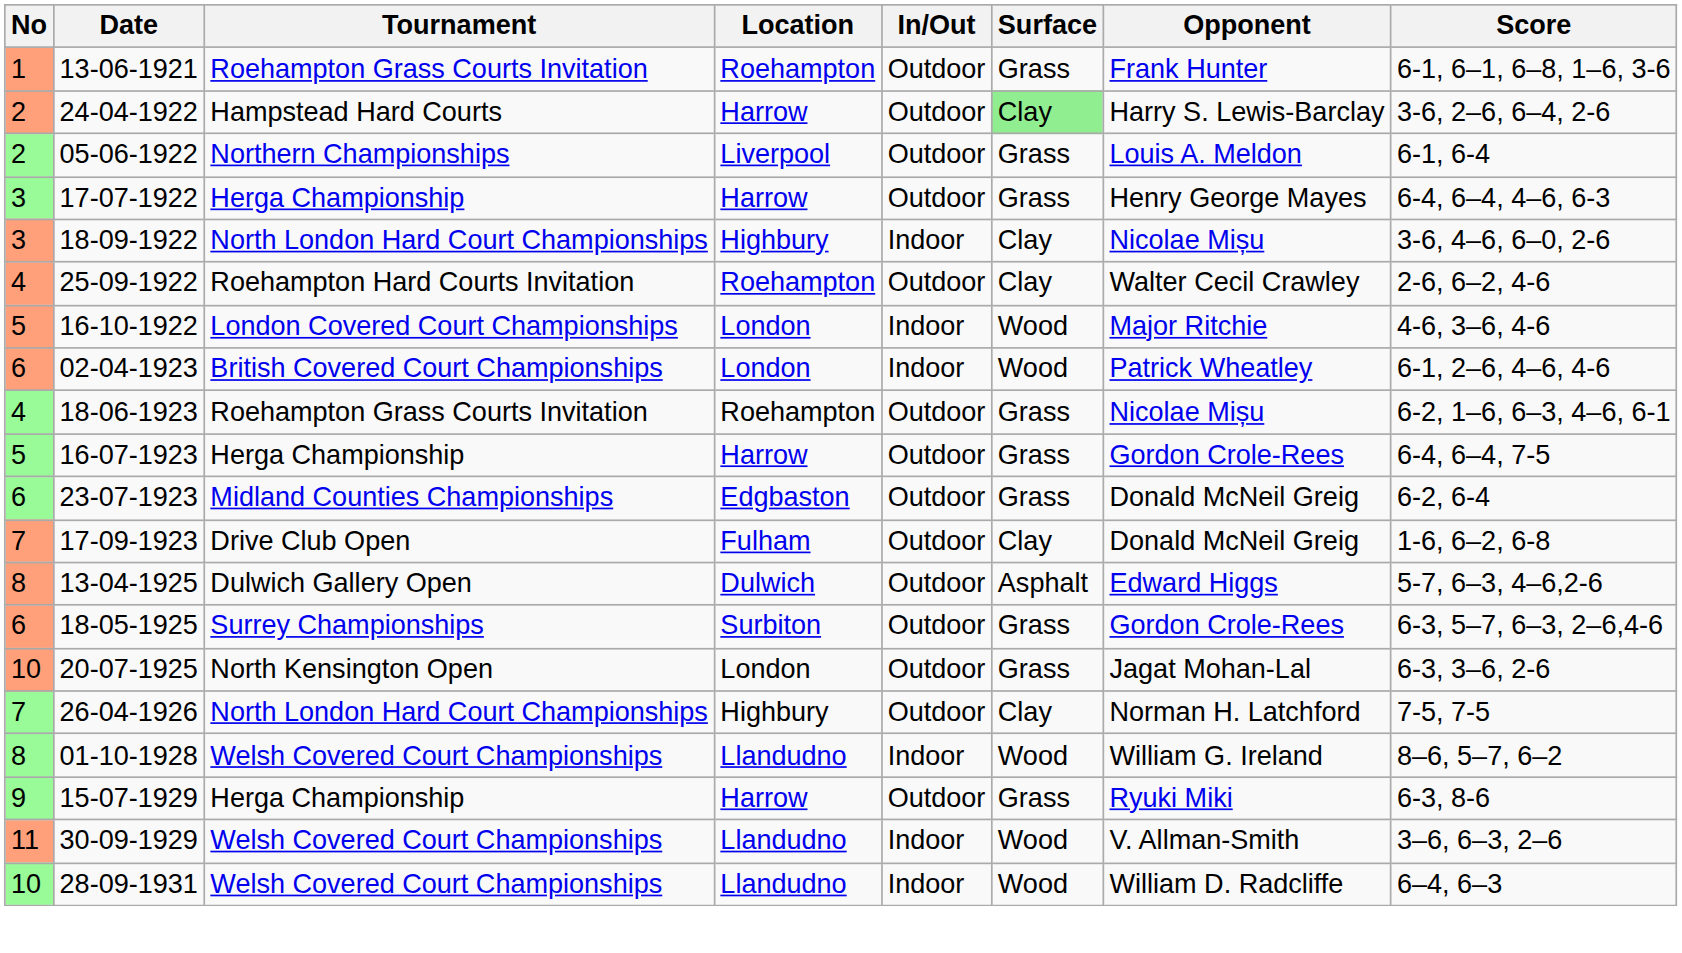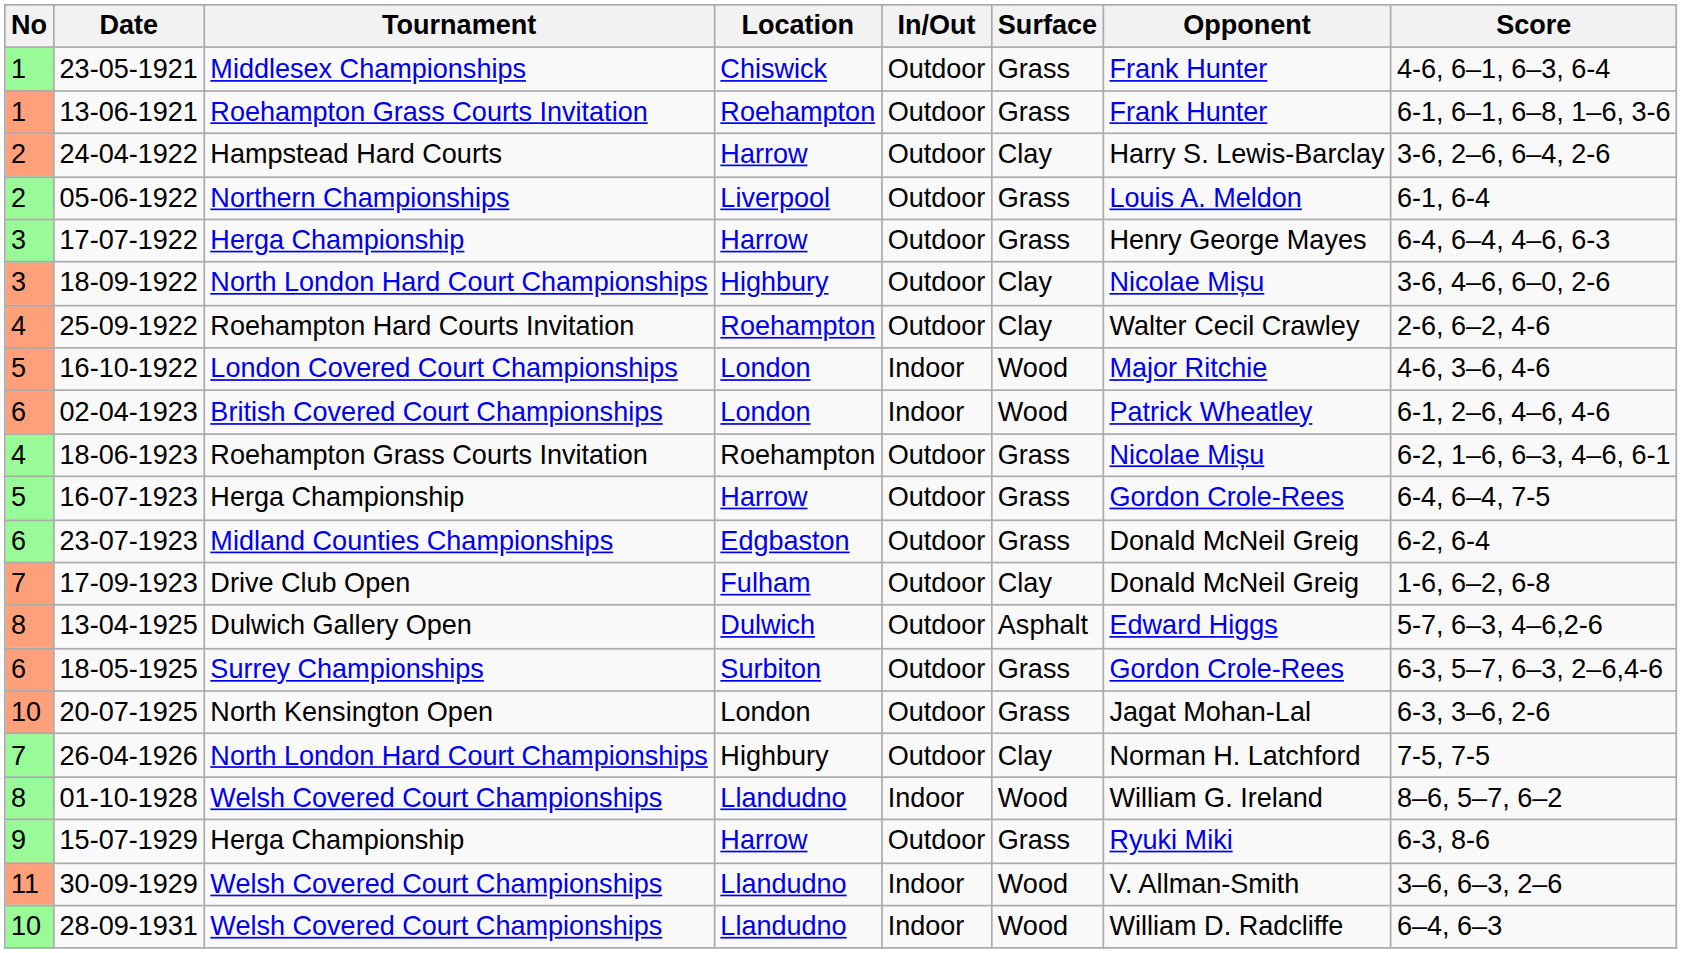+ row: (129, 68)
(1025, 111) lightgreen background -> (1025, 154) no background
(926, 240) Indoor -> (937, 283) Outdoor
